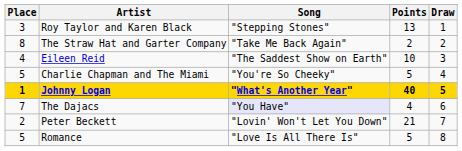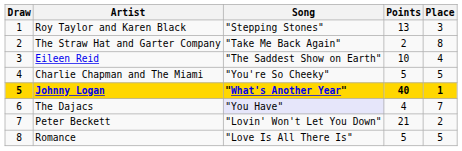columns swapped: (443, 12) <-> (22, 12)
